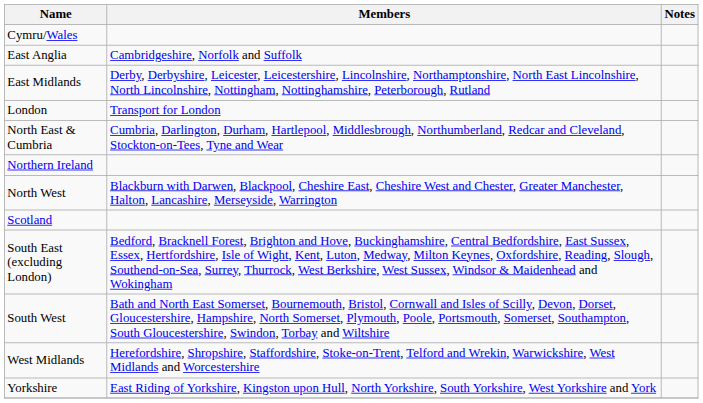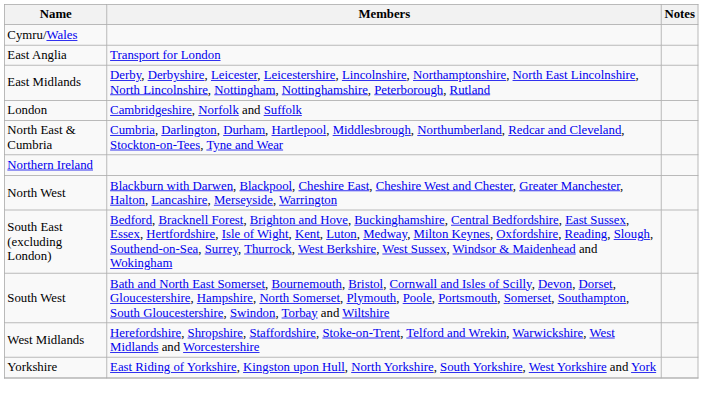(206, 55) Cambridgeshire, Norfolk and Suffolk -> (165, 55) Transport for London
(165, 110) Transport for London -> (206, 110) Cambridgeshire, Norfolk and Suffolk
- row: (30, 220)
